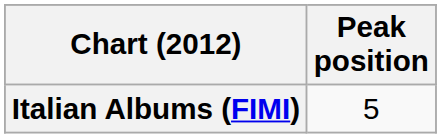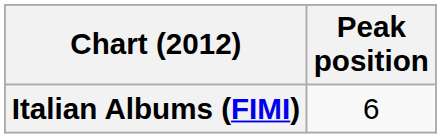(371, 108) 5 -> (371, 108) 6
